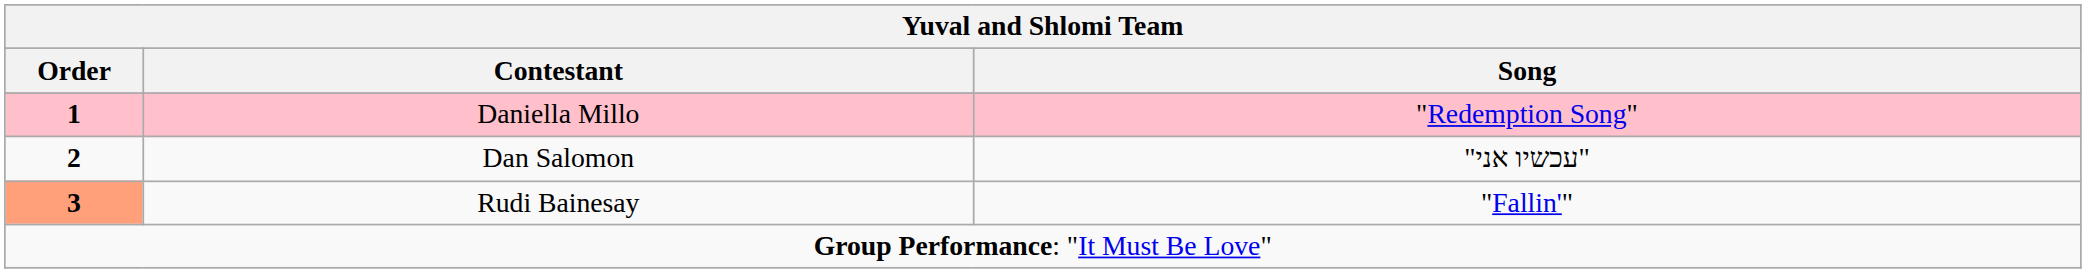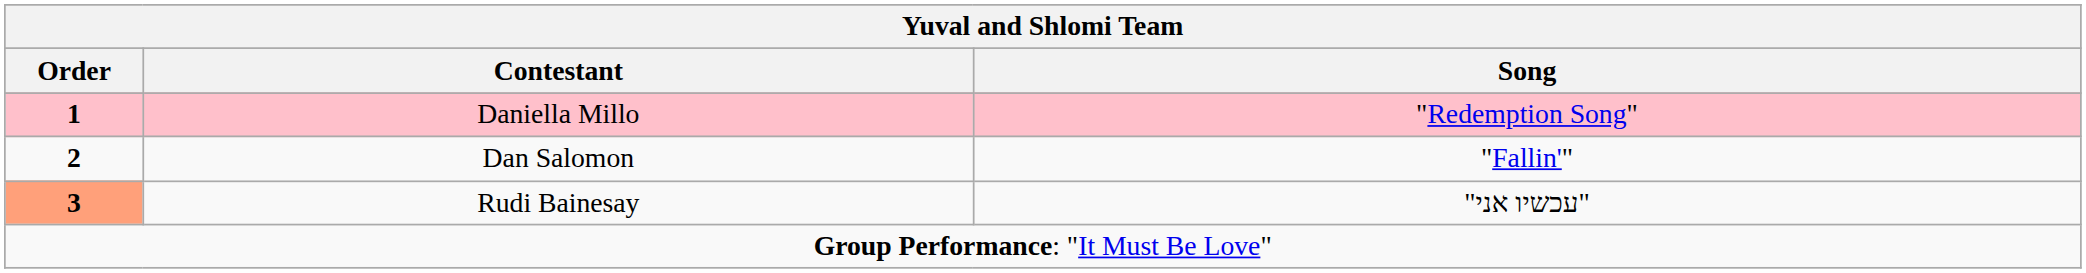(1527, 158) "עכשיו אני" -> (1527, 158) "Fallin'"
(1527, 202) "Fallin'" -> (1527, 202) "עכשיו אני"
